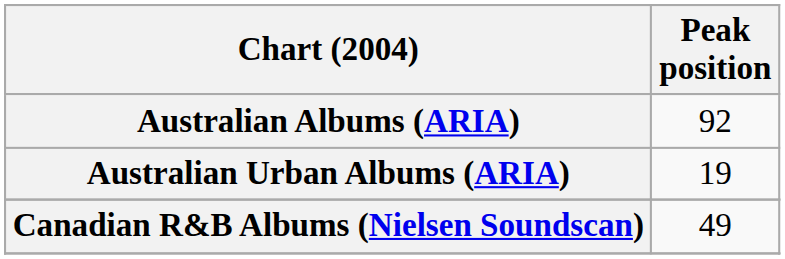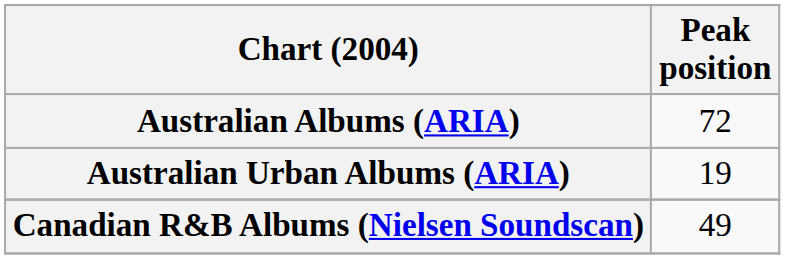(715, 120) 92 -> (715, 120) 72
